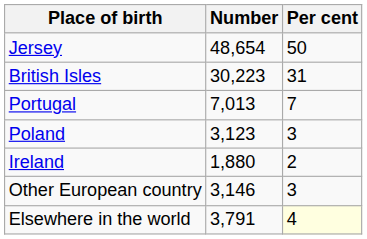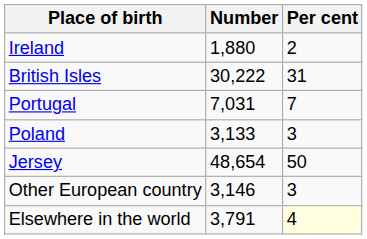rows swapped: (35, 47) <-> (36, 162)
(238, 76) 30,223 -> (238, 76) 30,222
(233, 104) 7,013 -> (233, 104) 7,031
(233, 133) 3,123 -> (233, 133) 3,133
